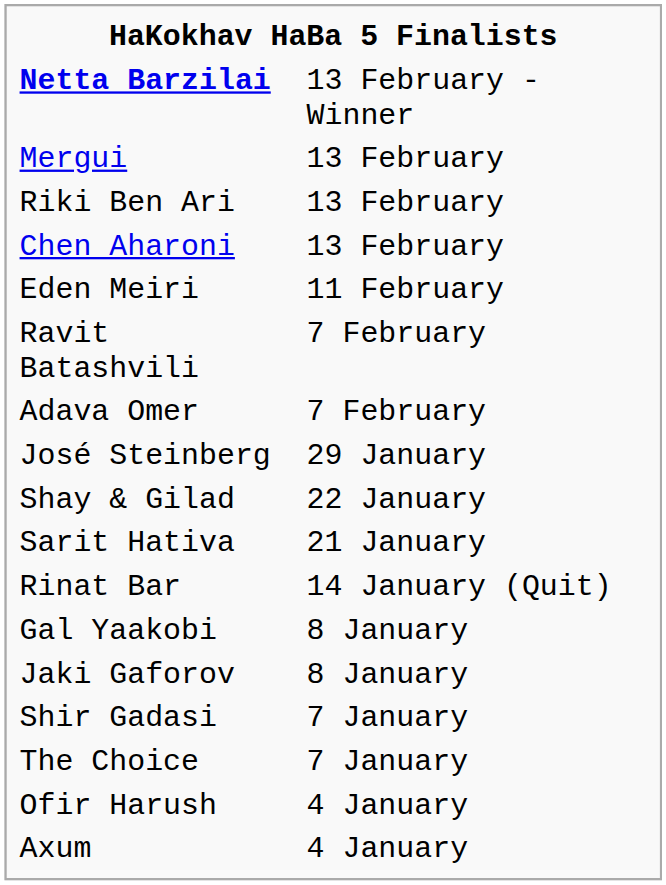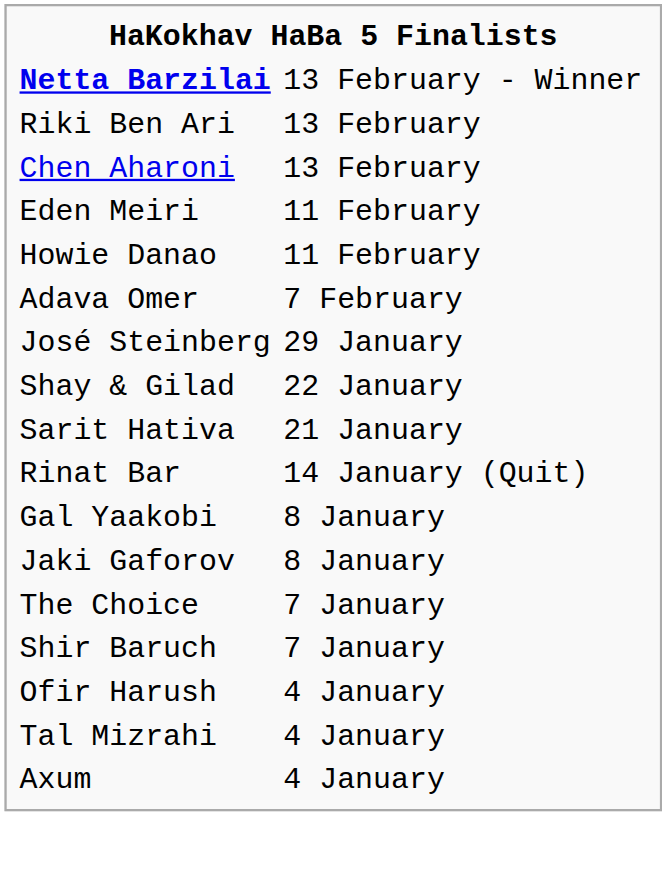- row: (73, 158)
+ row: (118, 255)
- row: (109, 350)
- row: (118, 717)
+ row: (118, 648)
+ row: (118, 736)
